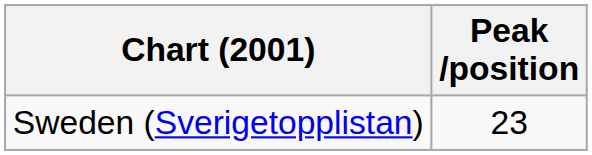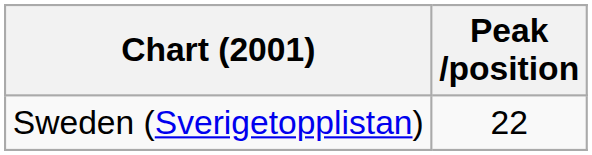(509, 122) 23 -> (509, 122) 22
